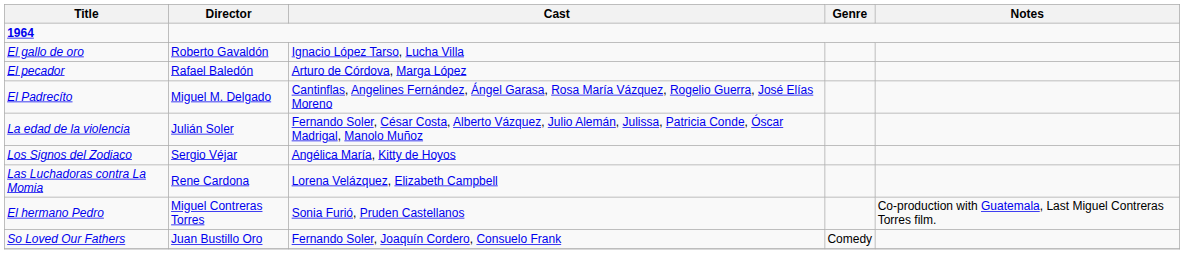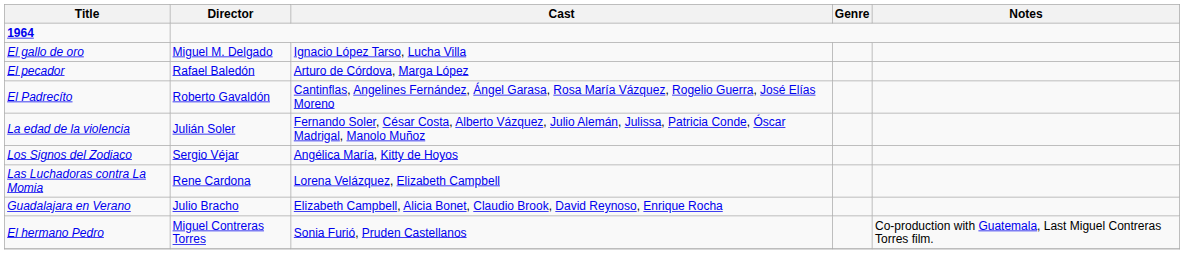(220, 52) Roberto Gavaldón -> (223, 52) Miguel M. Delgado
(221, 96) Miguel M. Delgado -> (221, 96) Roberto Gavaldón
+ row: (69, 206)
- row: (66, 239)
